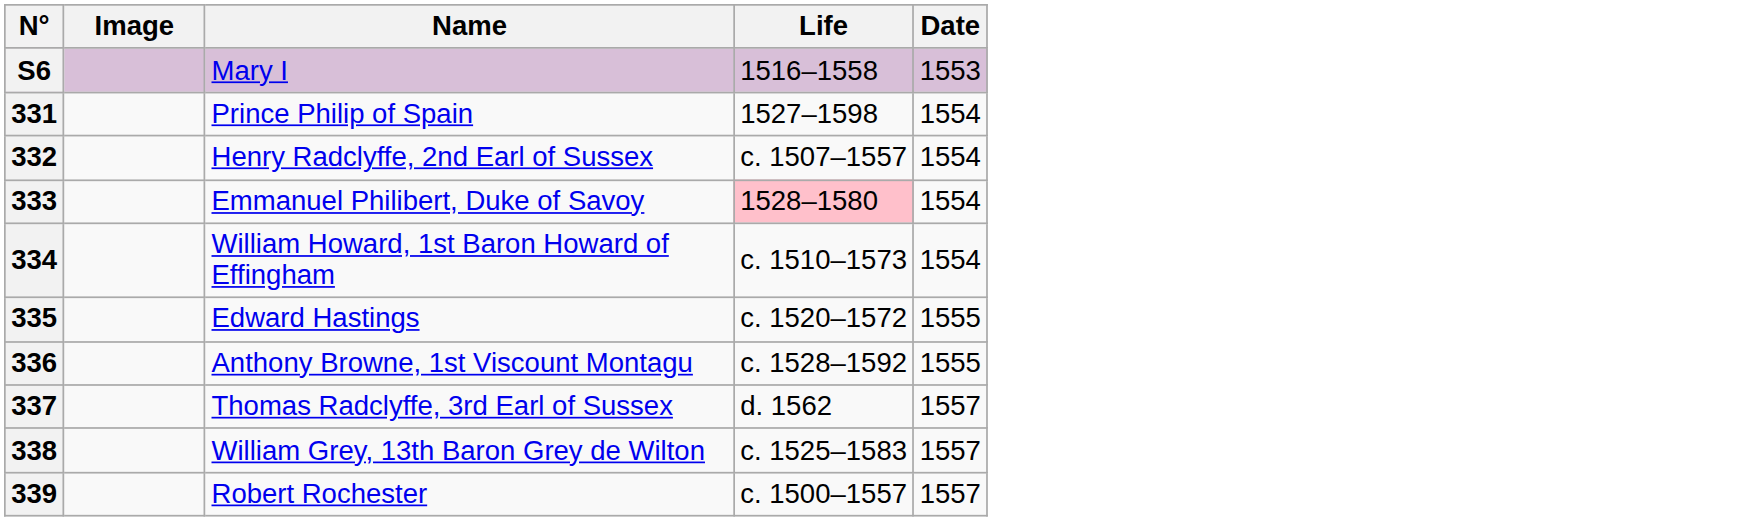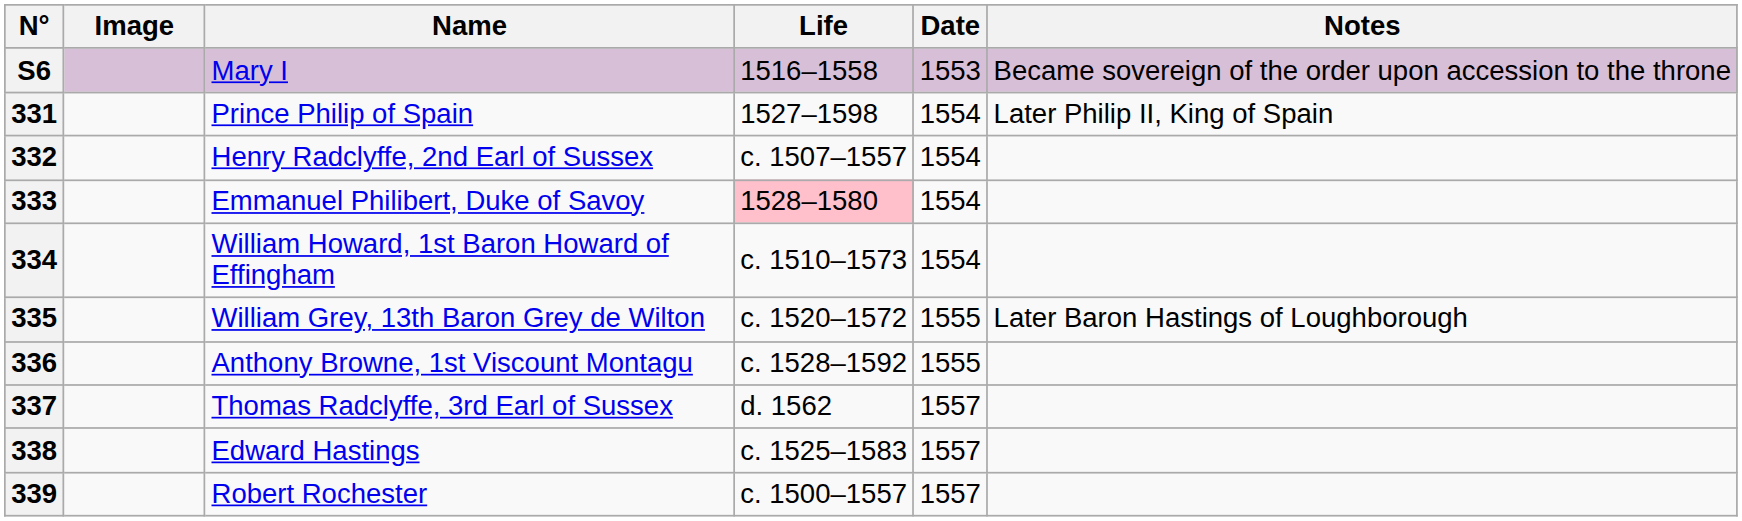+ column: (1362, 26)
(316, 319) Edward Hastings -> (458, 319) William Grey, 13th Baron Grey de Wilton
(458, 450) William Grey, 13th Baron Grey de Wilton -> (316, 450) Edward Hastings
